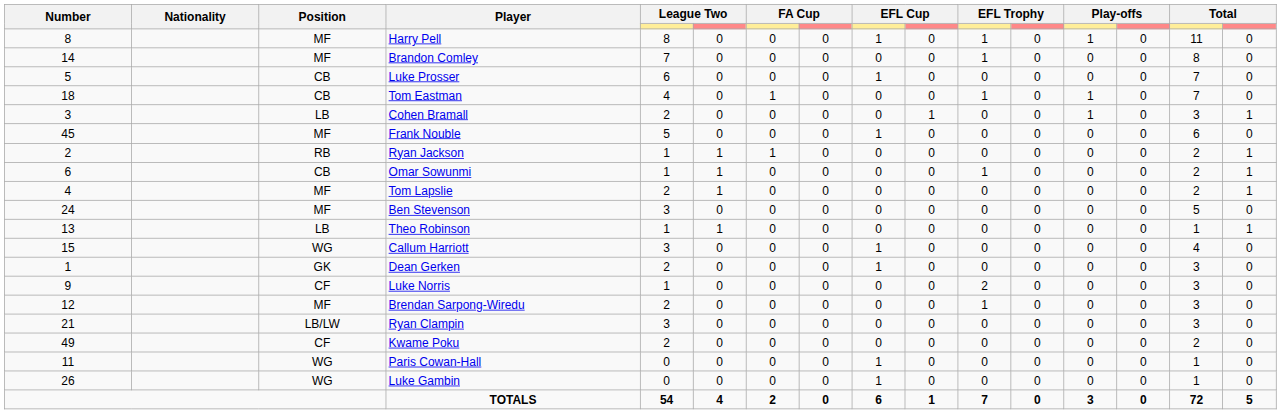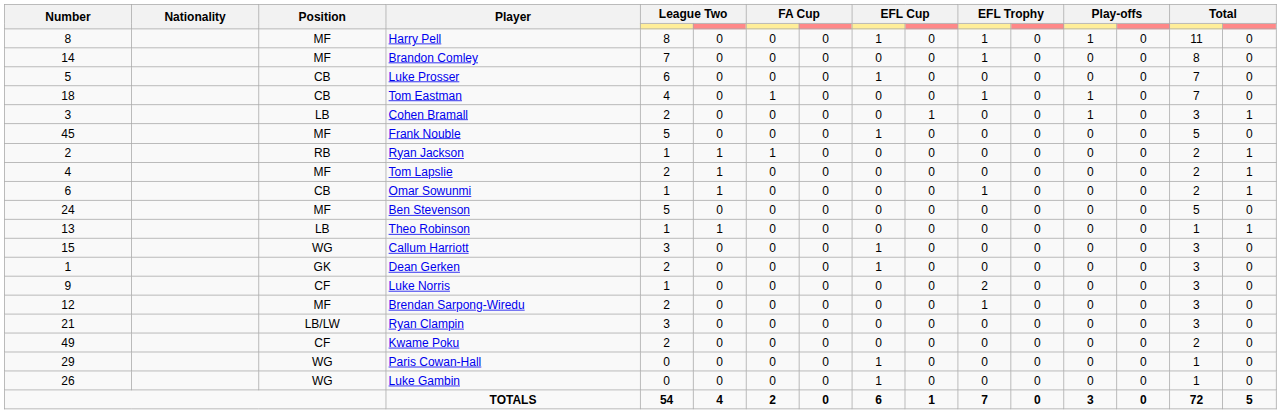(1196, 134) 6 -> (1196, 134) 5
rows swapped: (421, 191) <-> (430, 172)
(667, 210) 3 -> (667, 210) 5
(1196, 248) 4 -> (1196, 248) 3
(68, 362) 11 -> (68, 362) 29
